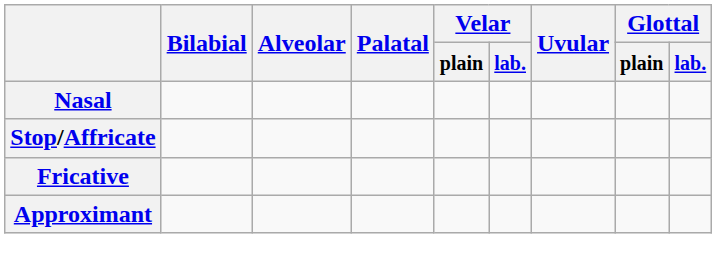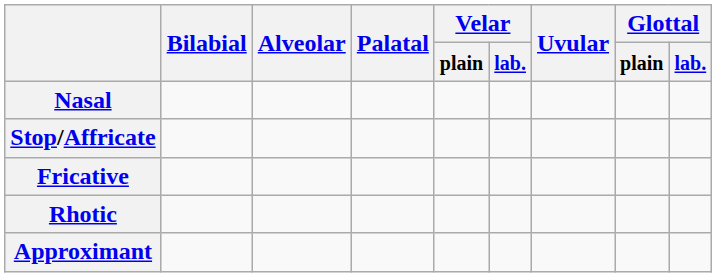+ row: (83, 213)
